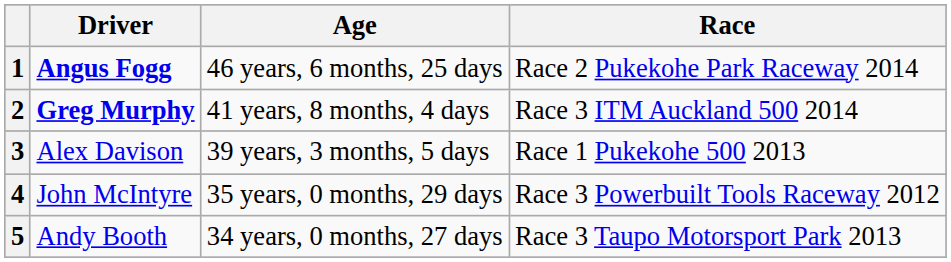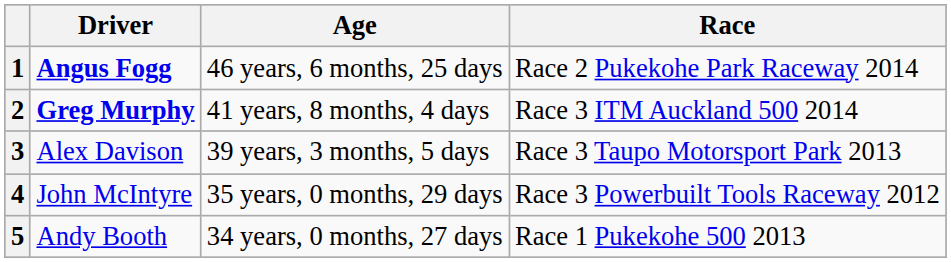(660, 151) Race 1 Pukekohe 500 2013 -> (708, 151) Race 3 Taupo Motorsport Park 2013
(708, 236) Race 3 Taupo Motorsport Park 2013 -> (660, 236) Race 1 Pukekohe 500 2013
